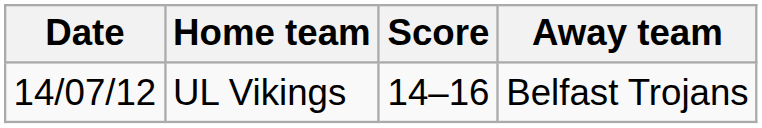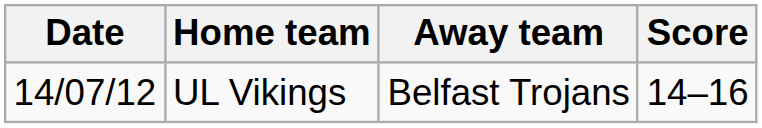columns swapped: (438, 33) <-> (627, 33)
